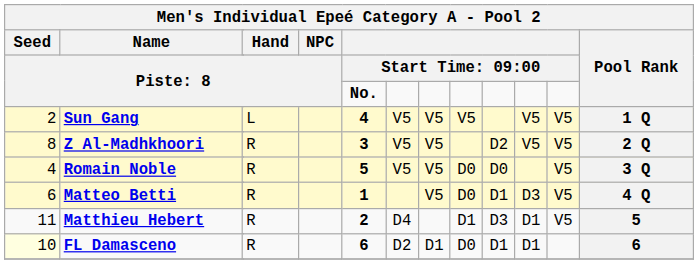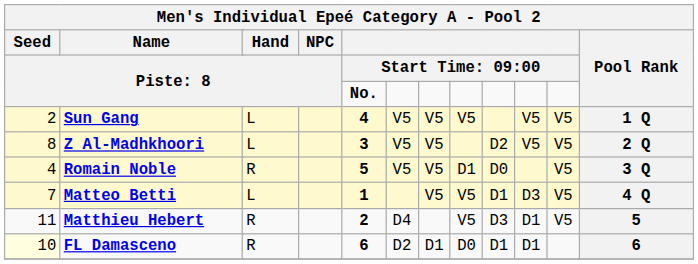(251, 144) R -> (251, 144) L
(466, 170) D0 -> (466, 170) D1
(52, 195) 6 -> (52, 195) 7
(251, 195) R -> (251, 195) L
(466, 195) D0 -> (466, 195) V5
(466, 221) D1 -> (466, 221) V5
